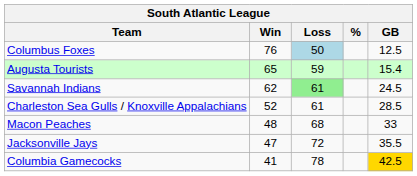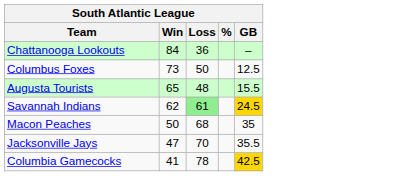+ row: (66, 50)
(270, 50) 76 -> (173, 69) 73
(317, 50) lightblue background -> (202, 69) no background
(317, 69) 59 -> (202, 87) 48
(390, 69) 15.4 -> (248, 87) 15.5
(390, 87) no background -> (248, 106) gold background
- row: (127, 106)
(270, 124) 48 -> (173, 124) 50
(390, 124) 33 -> (248, 124) 35
(317, 143) 72 -> (202, 143) 70
